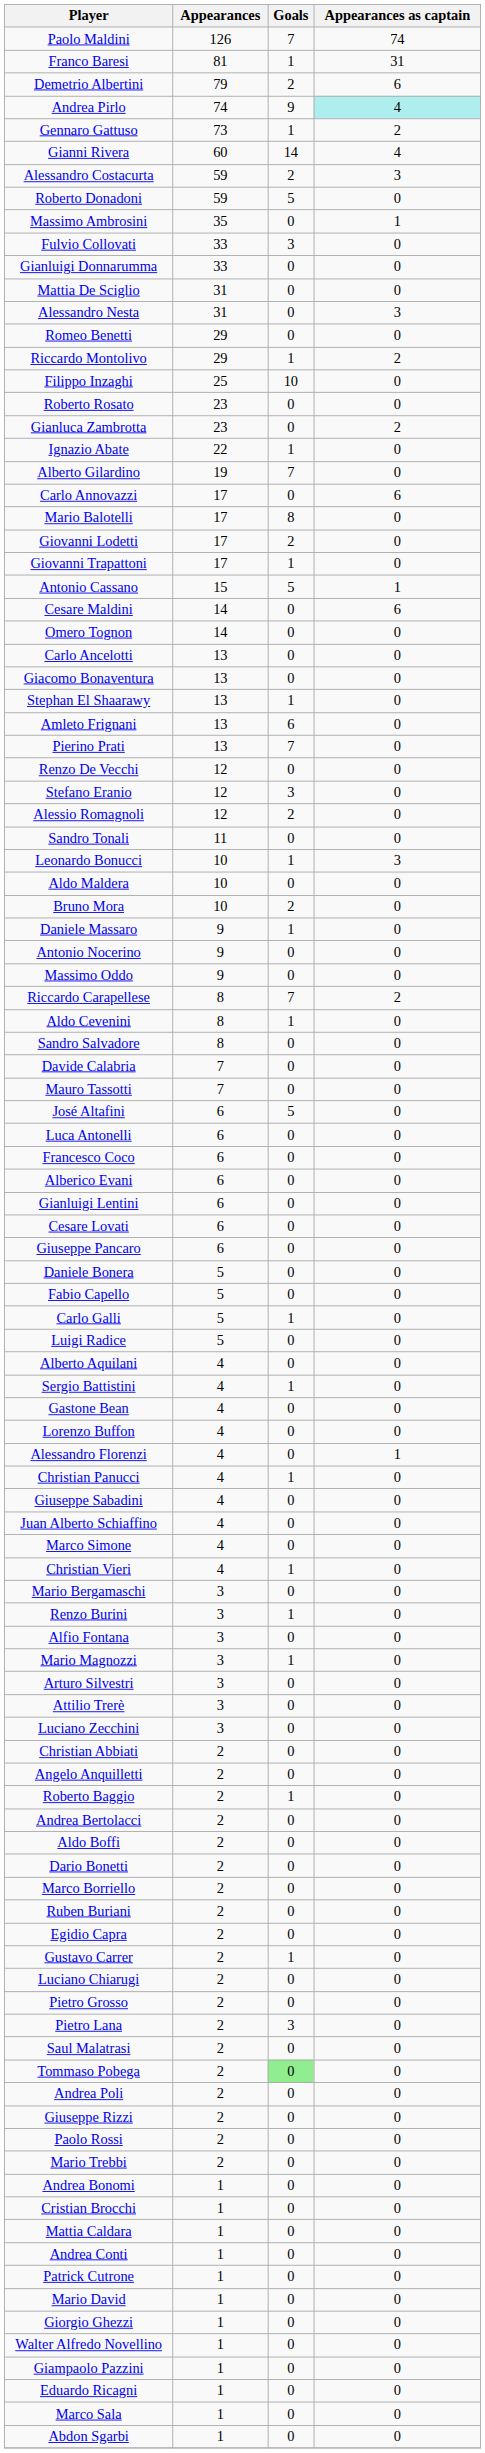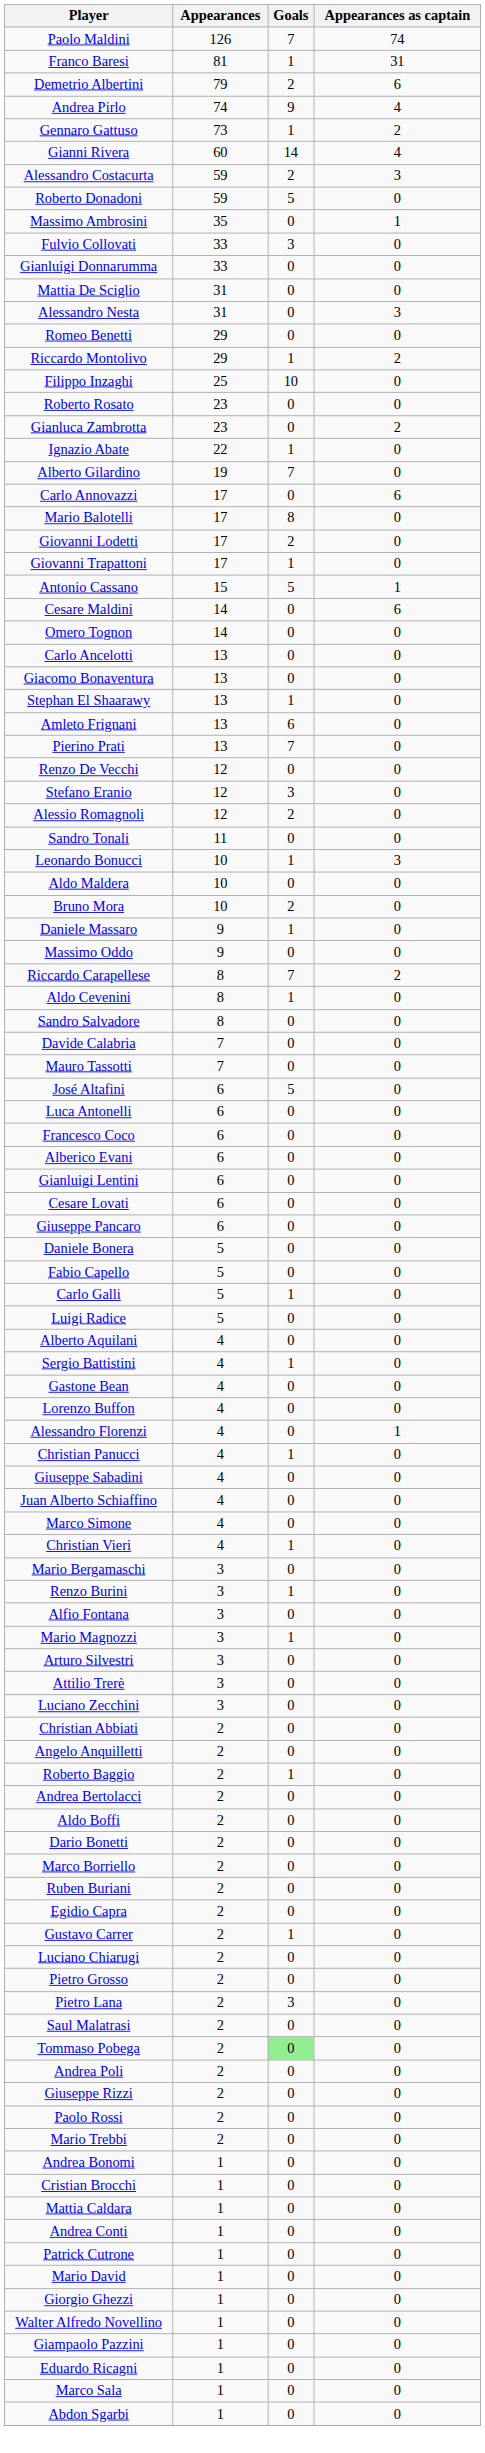(397, 107) paleturquoise background -> (397, 107) no background
- row: (89, 952)
